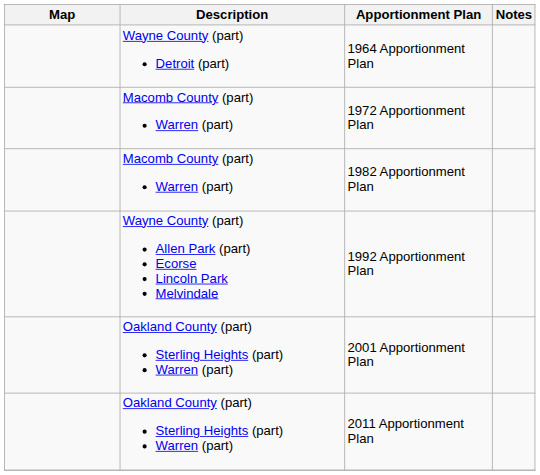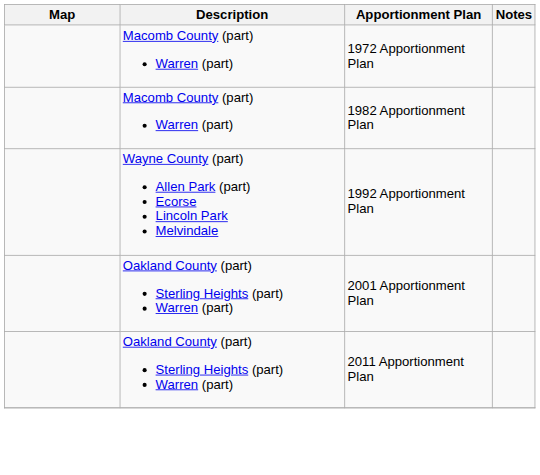- row: (406, 56)
